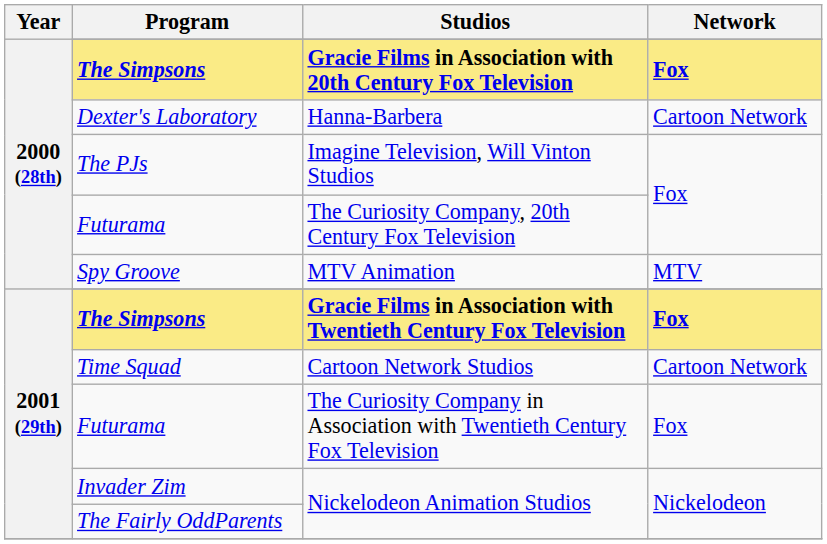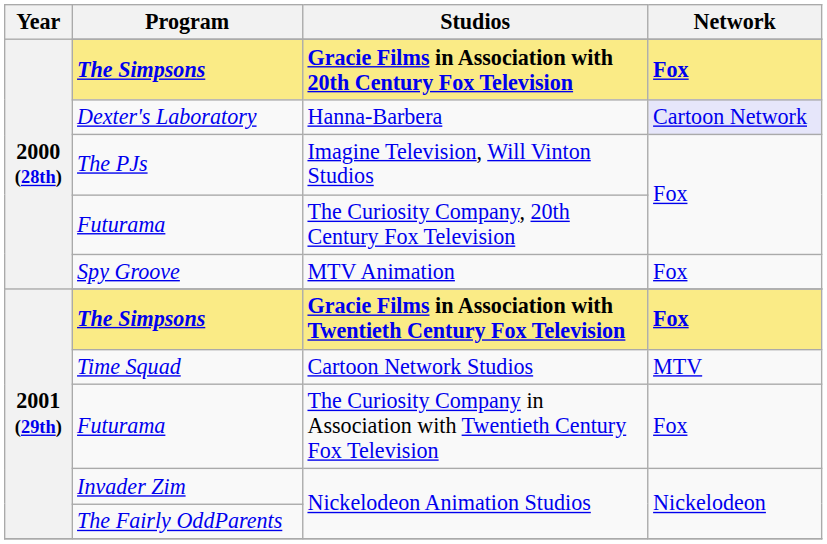(730, 116) no background -> (730, 116) lavender background
(678, 271) MTV -> (670, 271) Fox
(730, 366) Cartoon Network -> (678, 366) MTV
